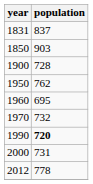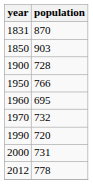(42, 30) 837 -> (42, 30) 870
(42, 83) 762 -> (42, 83) 766
(42, 135) bold -> (42, 135) normal
